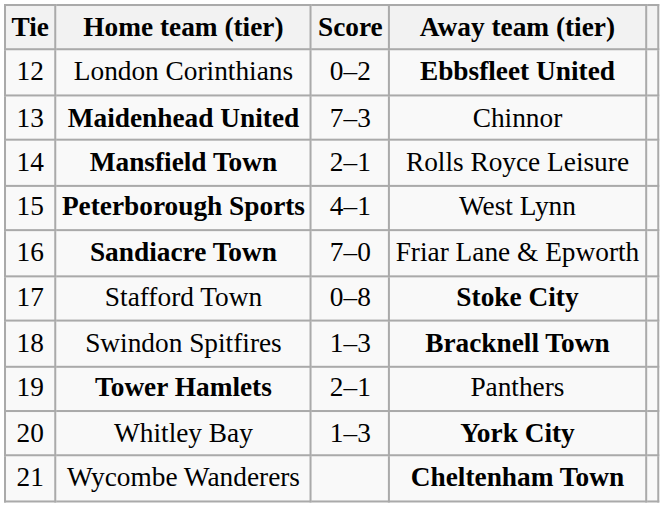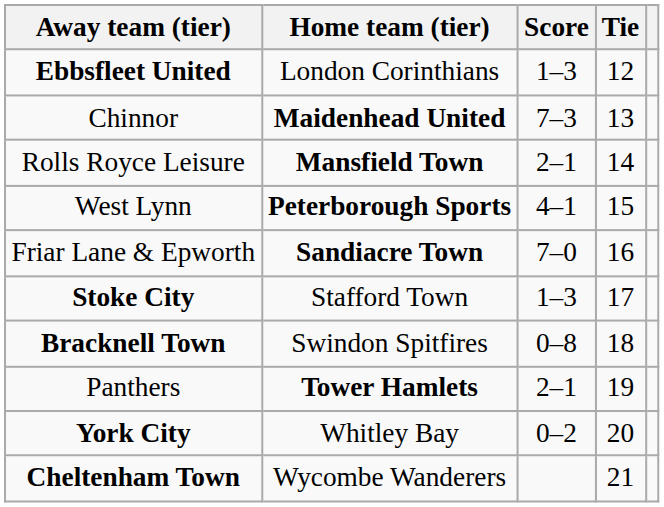columns swapped: (30, 26) <-> (517, 26)
(350, 71) 0–2 -> (556, 71) 1–3
(350, 297) 0–8 -> (556, 297) 1–3
(350, 342) 1–3 -> (556, 342) 0–8
(350, 432) 1–3 -> (556, 432) 0–2
